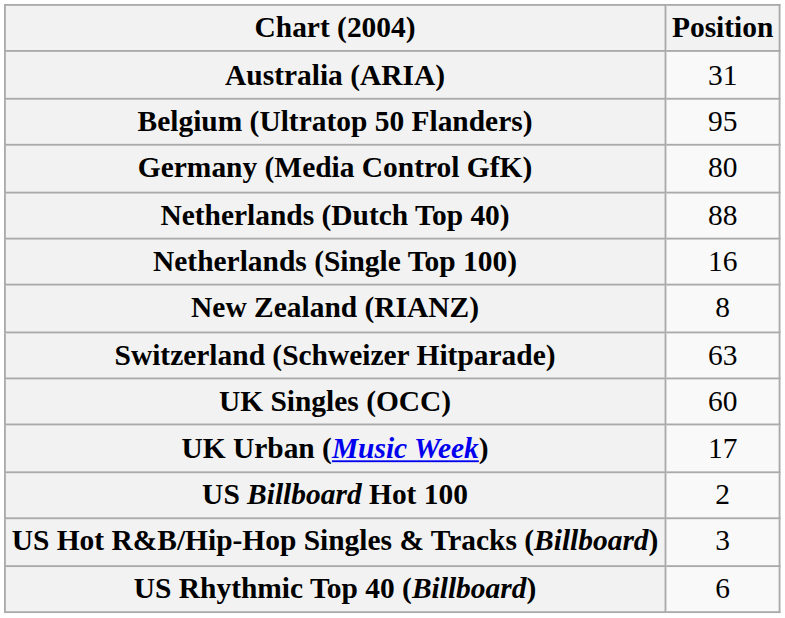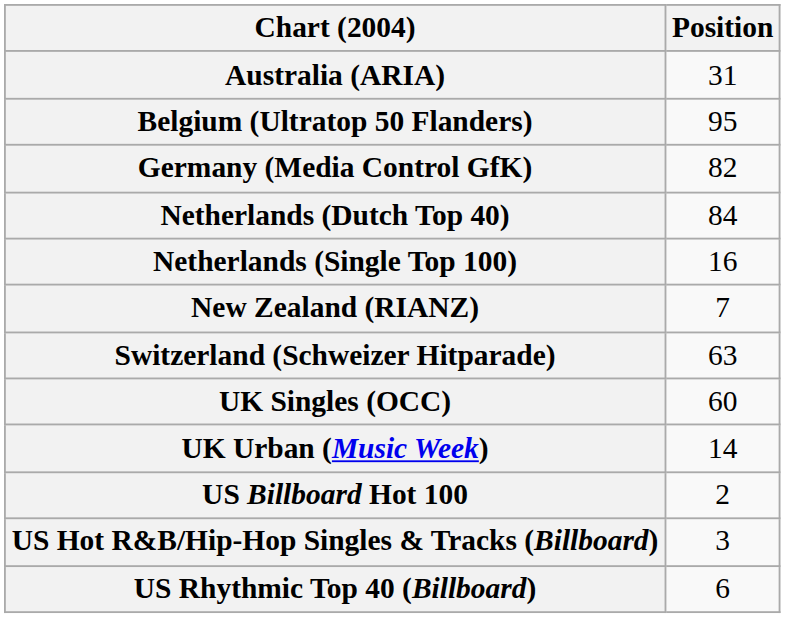(723, 167) 80 -> (723, 167) 82
(723, 214) 88 -> (723, 214) 84
(723, 307) 8 -> (723, 307) 7
(723, 448) 17 -> (723, 448) 14
